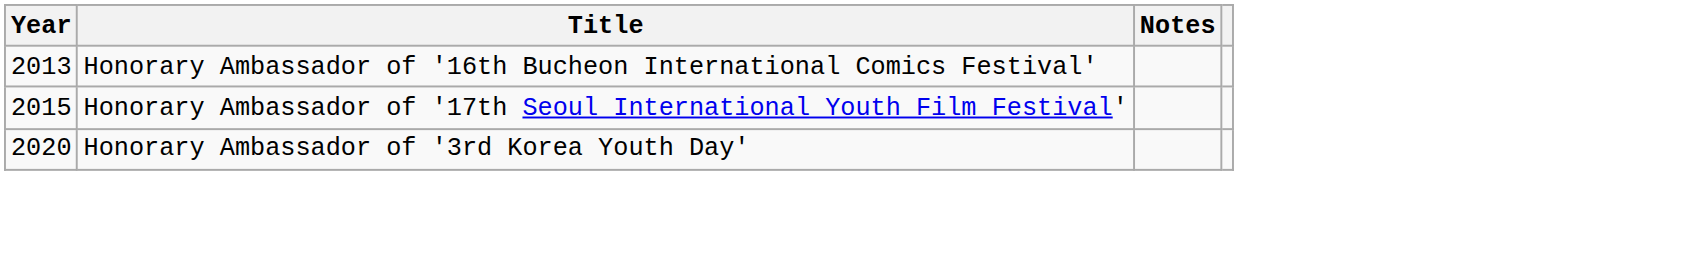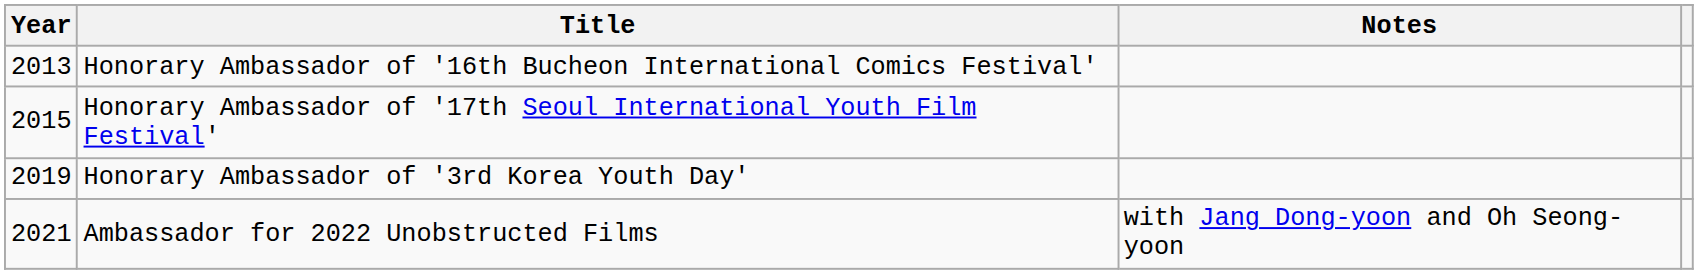(41, 149) 2020 -> (41, 178) 2019
+ row: (371, 234)
